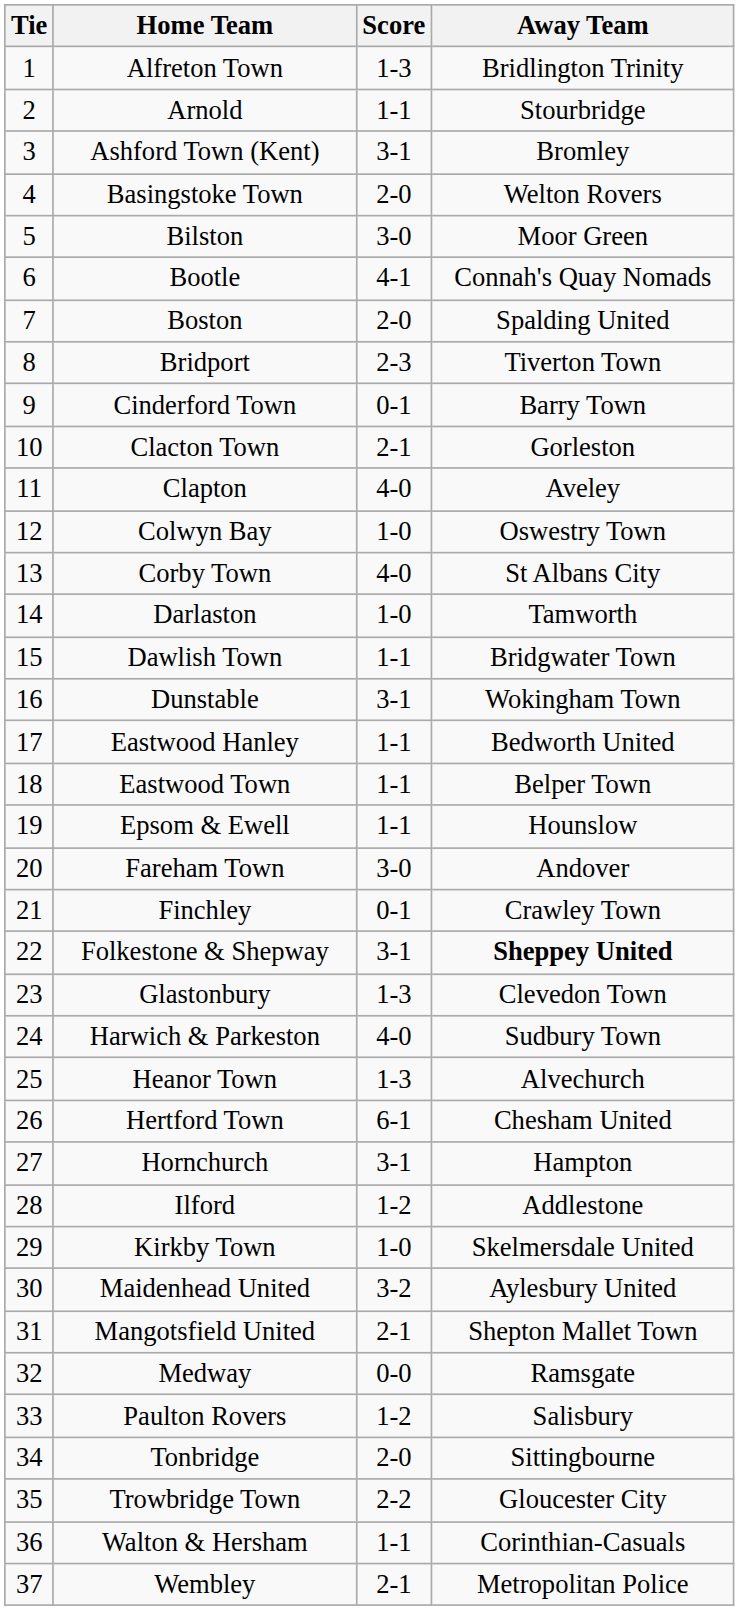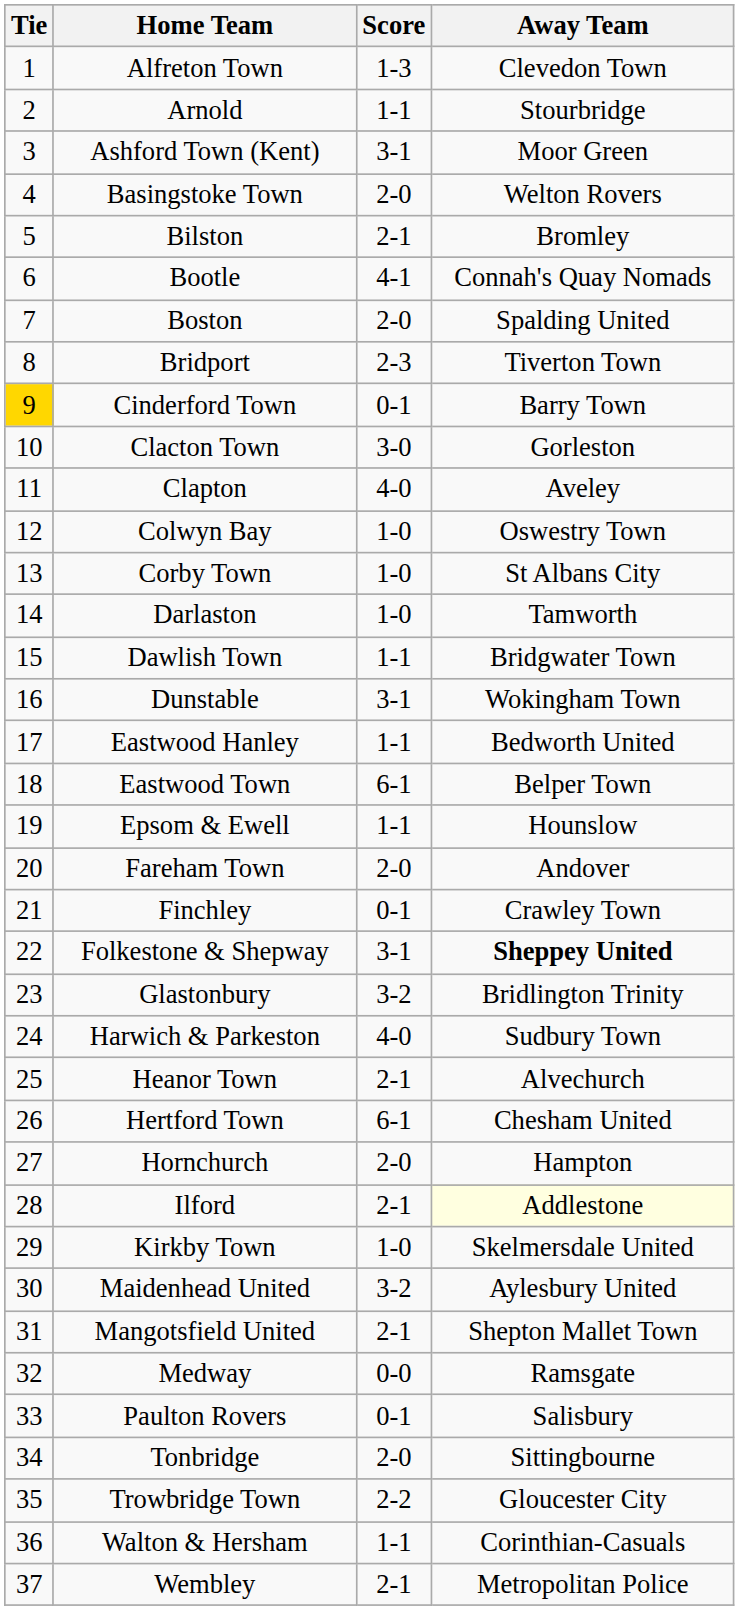(583, 67) Bridlington Trinity -> (583, 67) Clevedon Town
(583, 151) Bromley -> (583, 151) Moor Green
(394, 236) 3-0 -> (394, 236) 2-1
(583, 236) Moor Green -> (583, 236) Bromley
(29, 404) no background -> (29, 404) gold background
(394, 446) 2-1 -> (394, 446) 3-0
(394, 573) 4-0 -> (394, 573) 1-0
(394, 783) 1-1 -> (394, 783) 6-1
(394, 868) 3-0 -> (394, 868) 2-0
(394, 994) 1-3 -> (394, 994) 3-2
(583, 994) Clevedon Town -> (583, 994) Bridlington Trinity
(394, 1078) 1-3 -> (394, 1078) 2-1
(394, 1162) 3-1 -> (394, 1162) 2-0
(394, 1204) 1-2 -> (394, 1204) 2-1
(583, 1204) no background -> (583, 1204) lightyellow background
(394, 1415) 1-2 -> (394, 1415) 0-1
